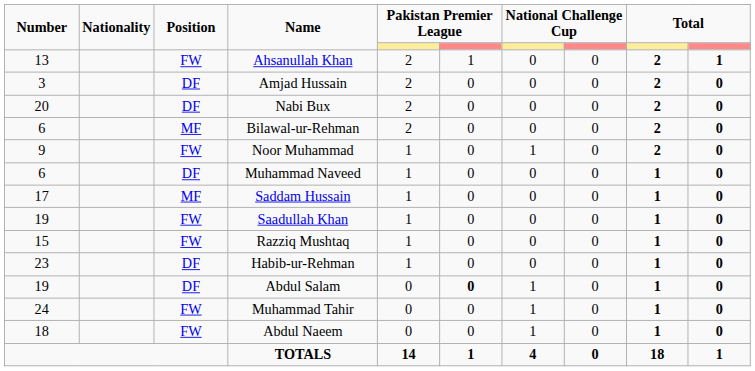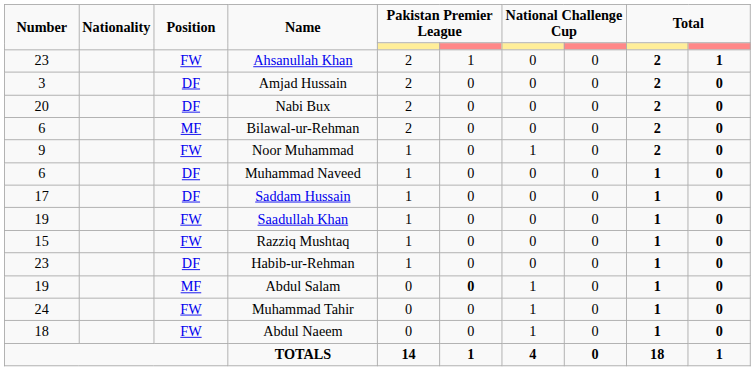(42, 60) 13 -> (42, 60) 23
(191, 196) MF -> (191, 196) DF
(191, 286) DF -> (191, 286) MF
